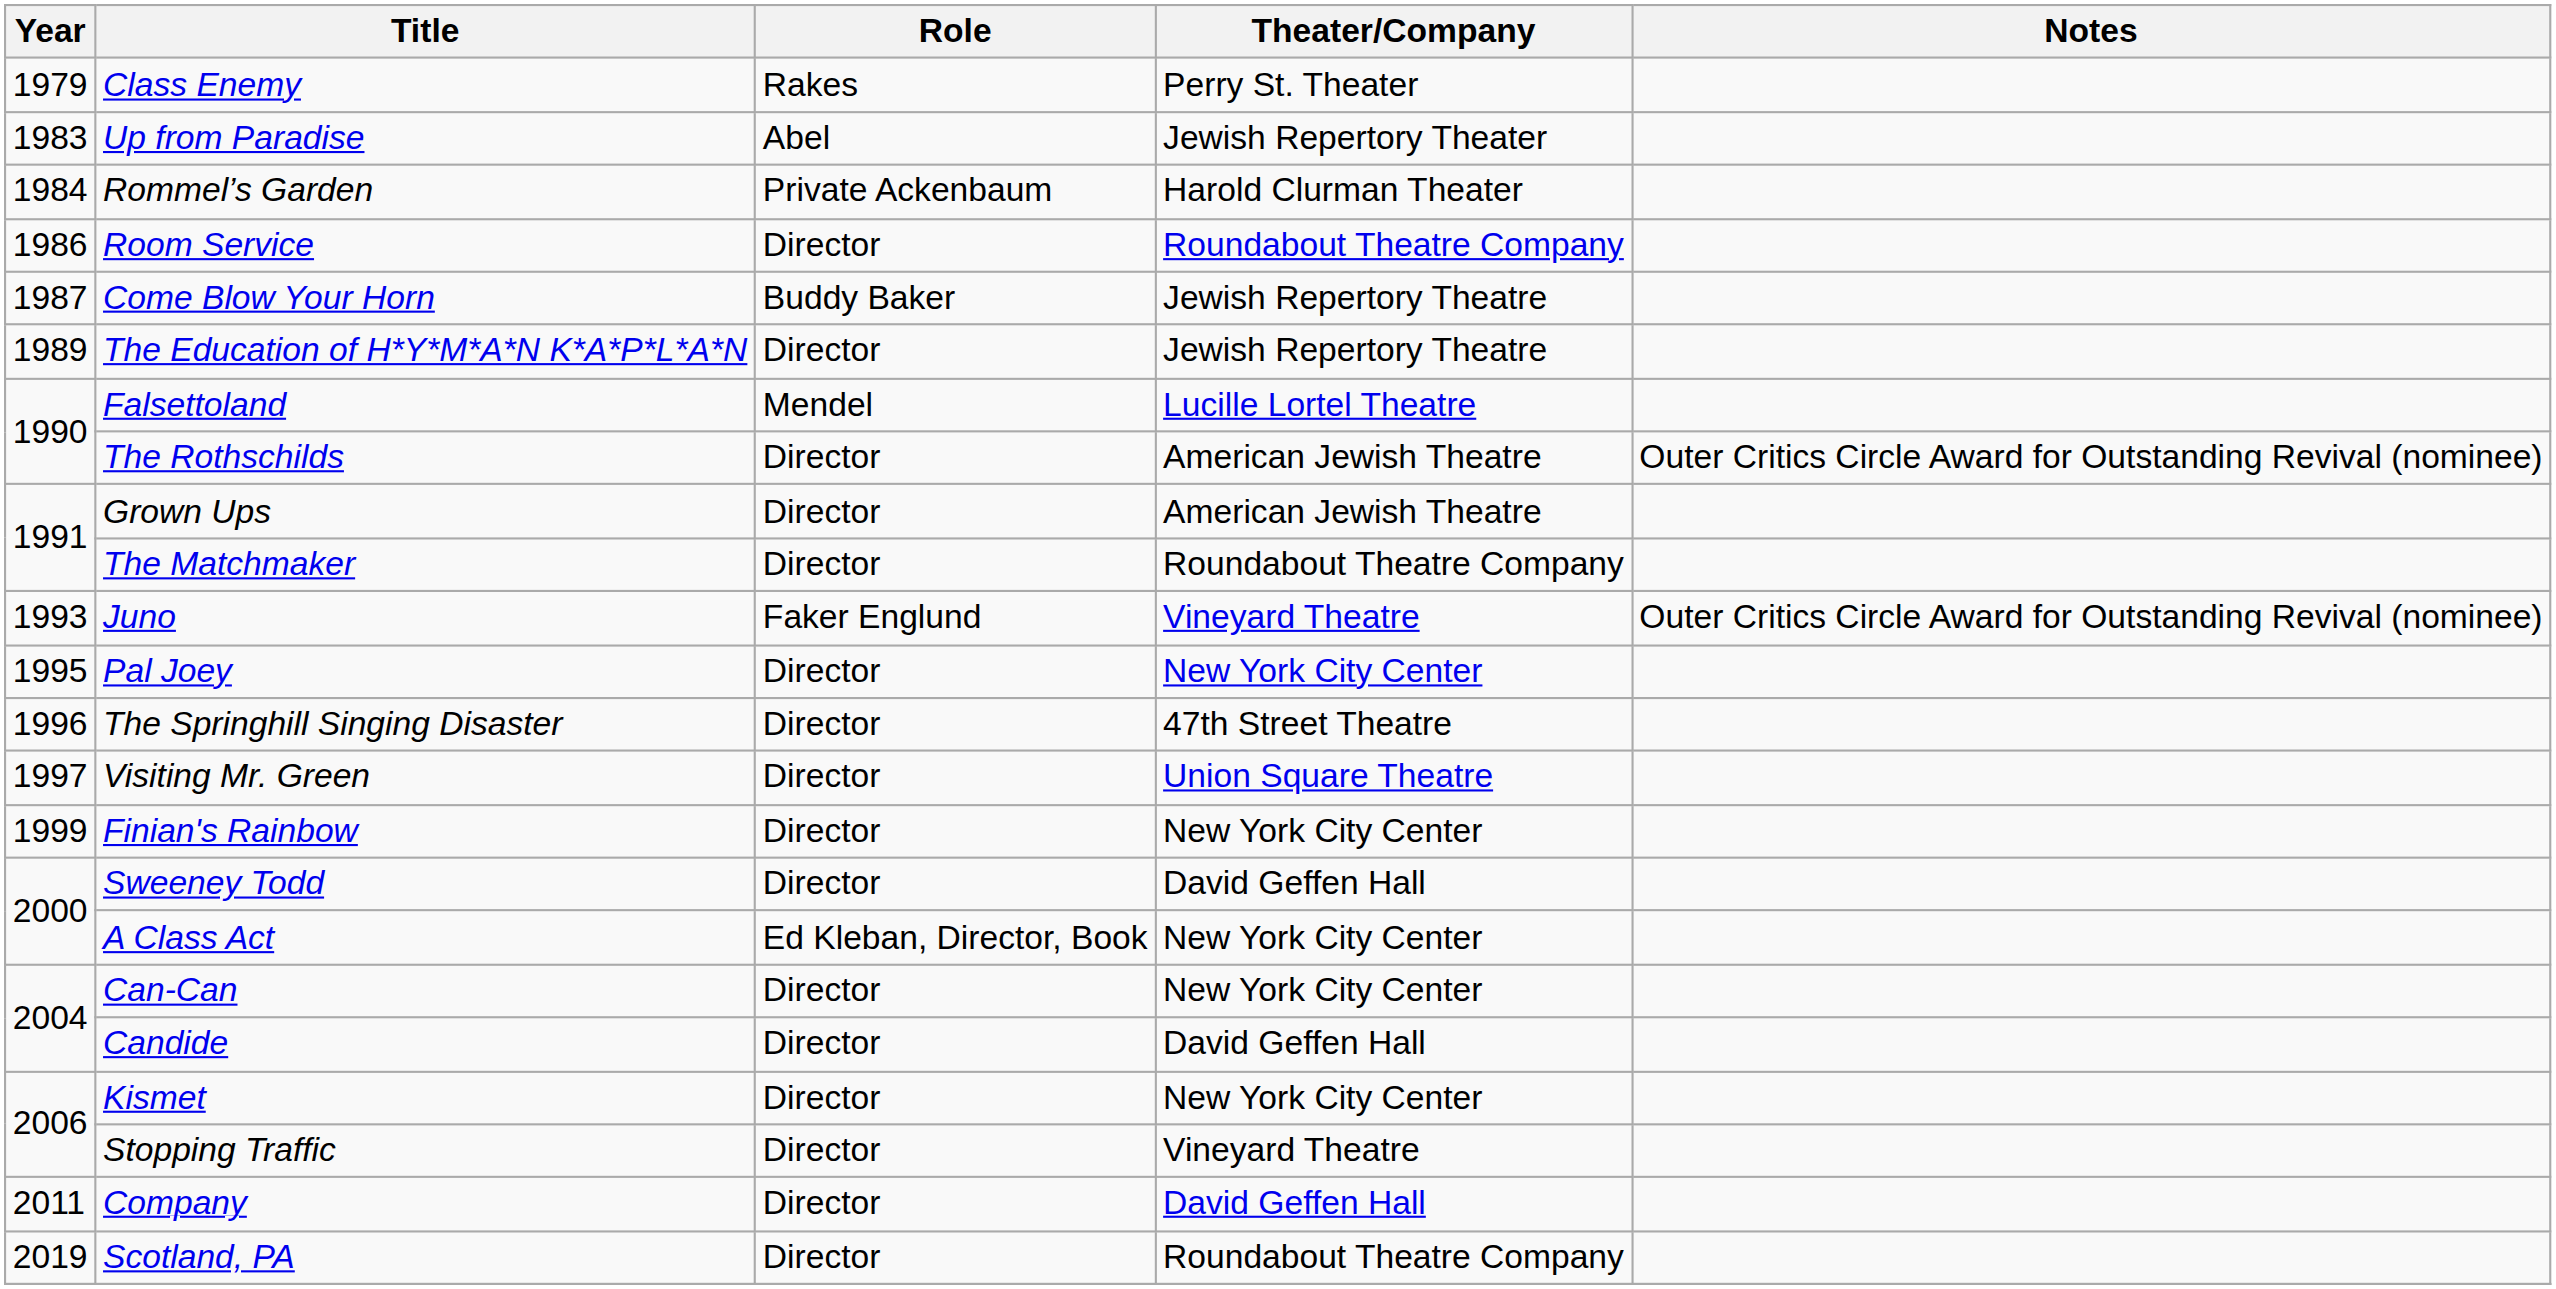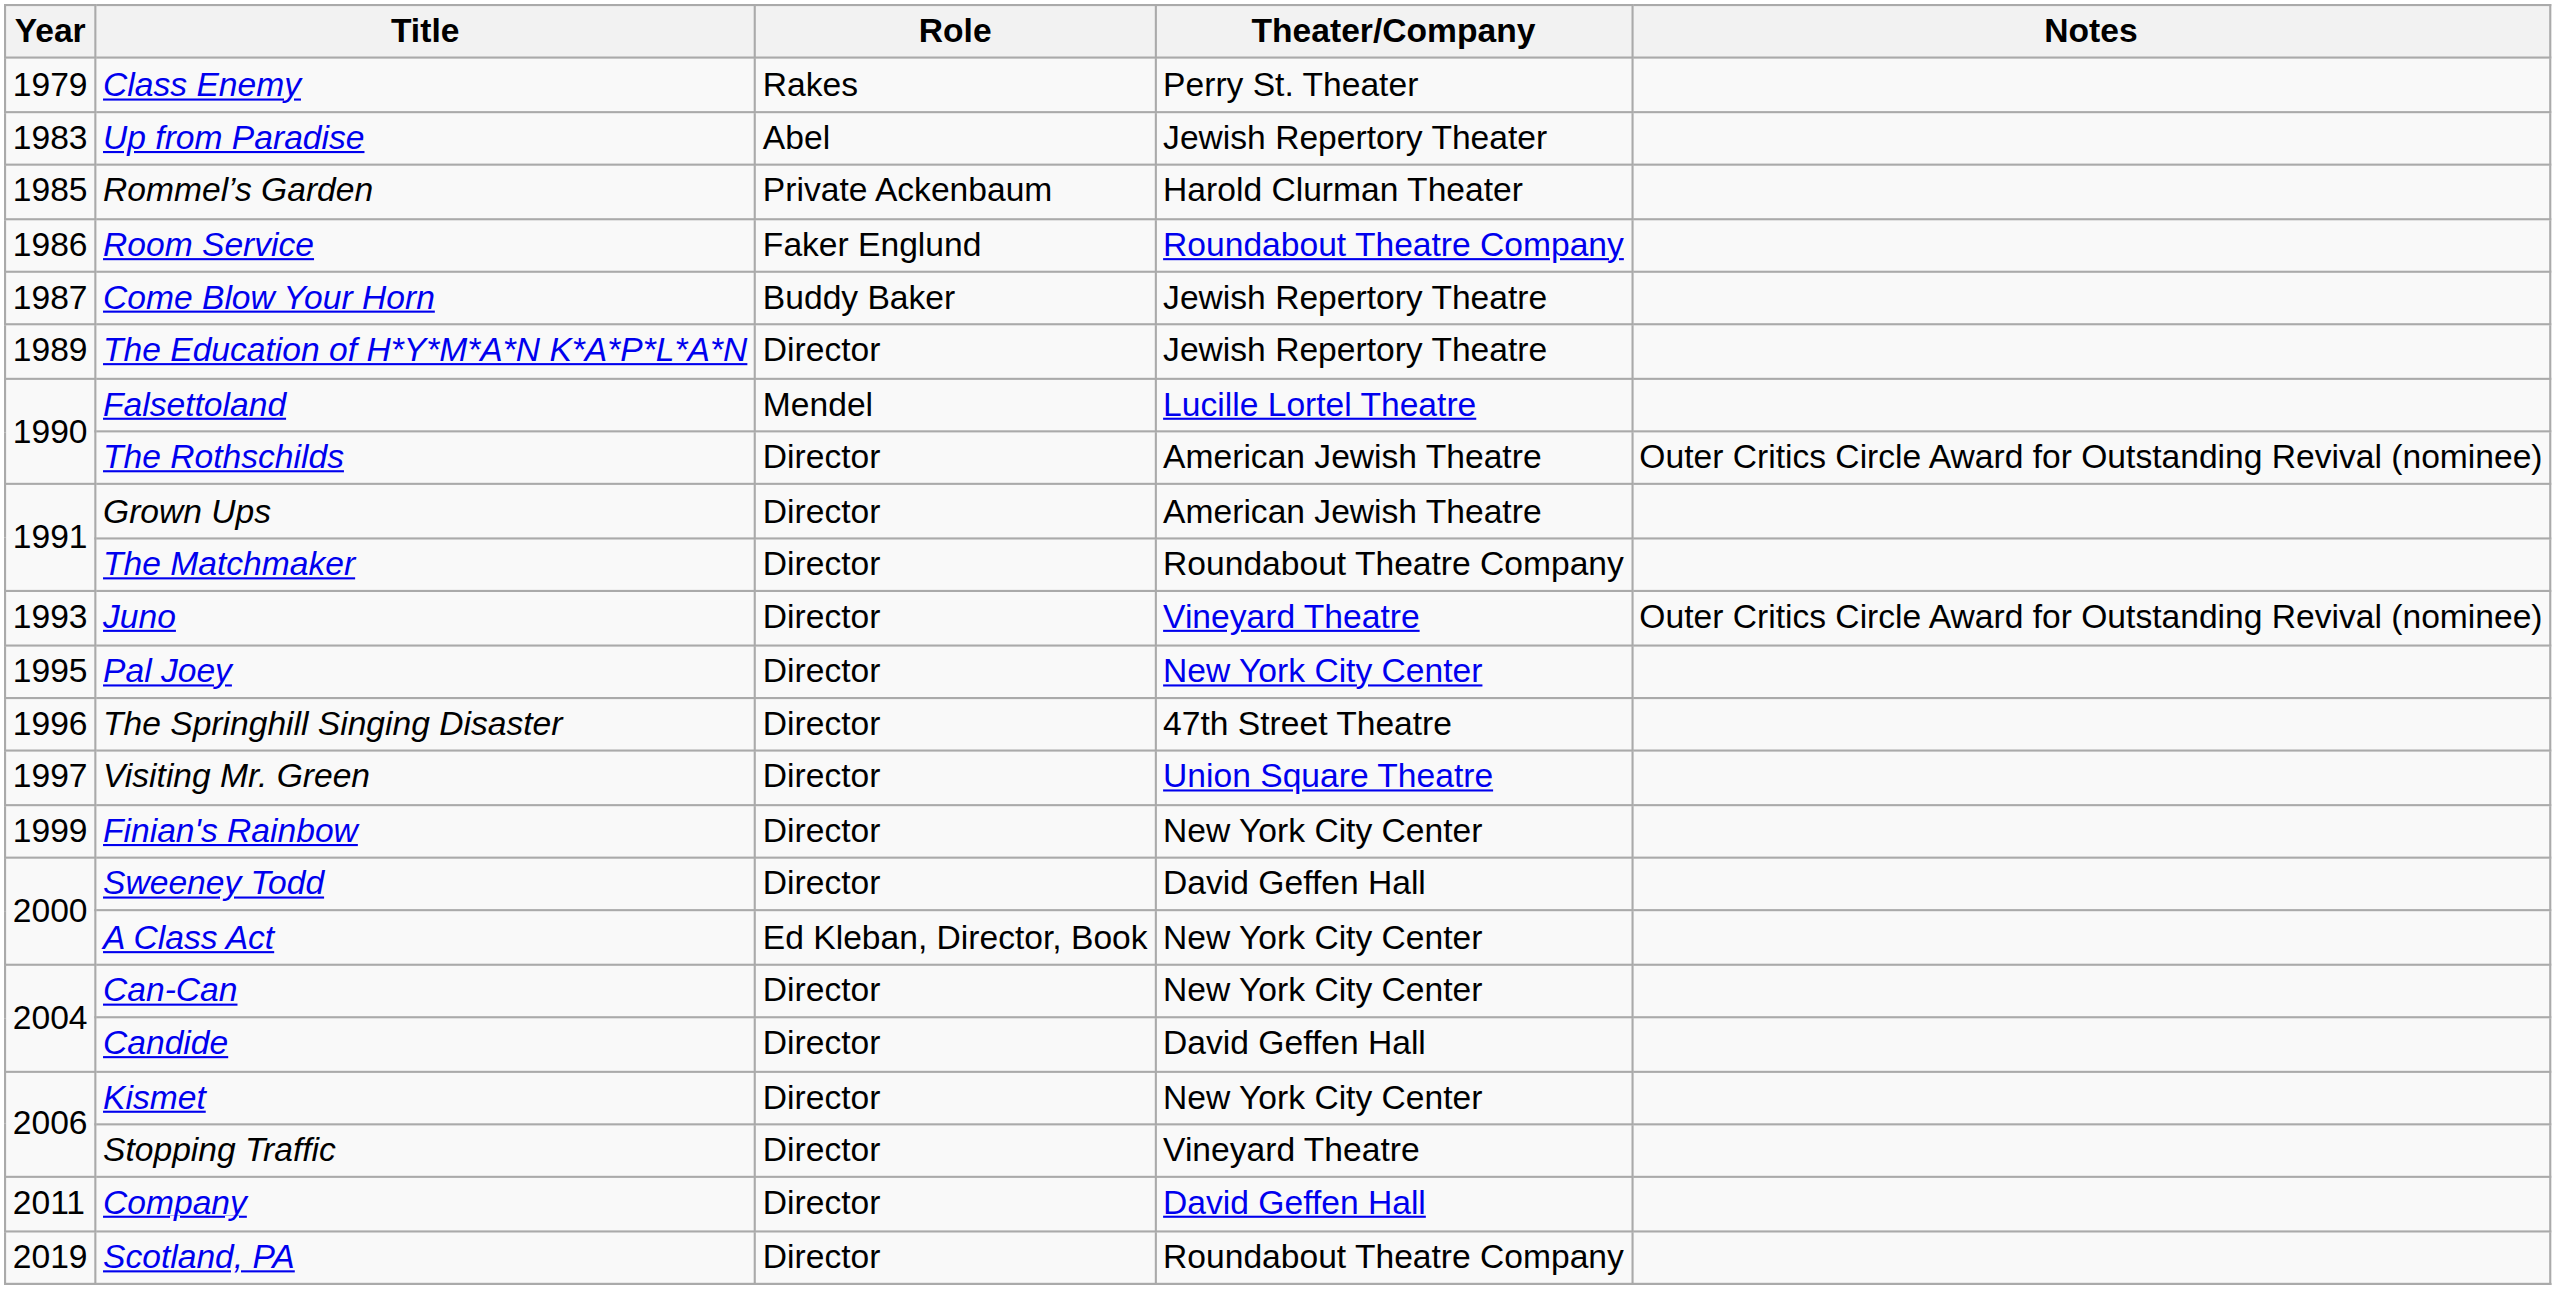(50, 191) 1984 -> (50, 191) 1985
(822, 244) Director -> (872, 244) Faker Englund
(872, 617) Faker Englund -> (822, 617) Director
